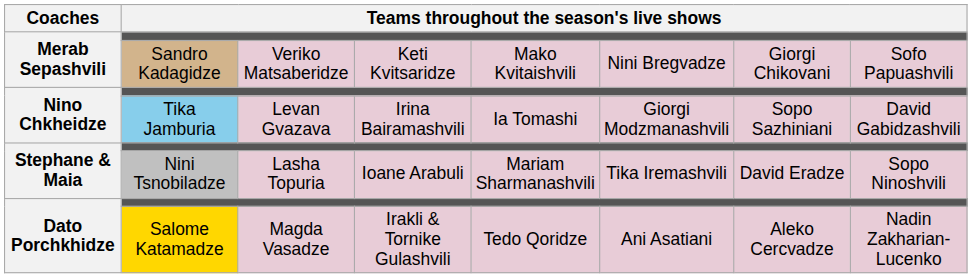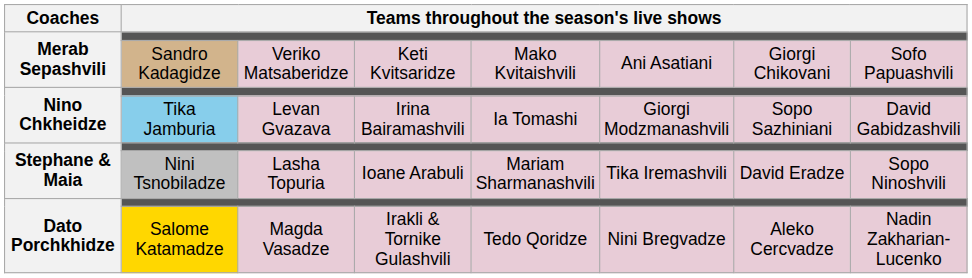(667, 63) Nini Bregvadze -> (667, 63) Ani Asatiani
(667, 239) Ani Asatiani -> (667, 239) Nini Bregvadze
